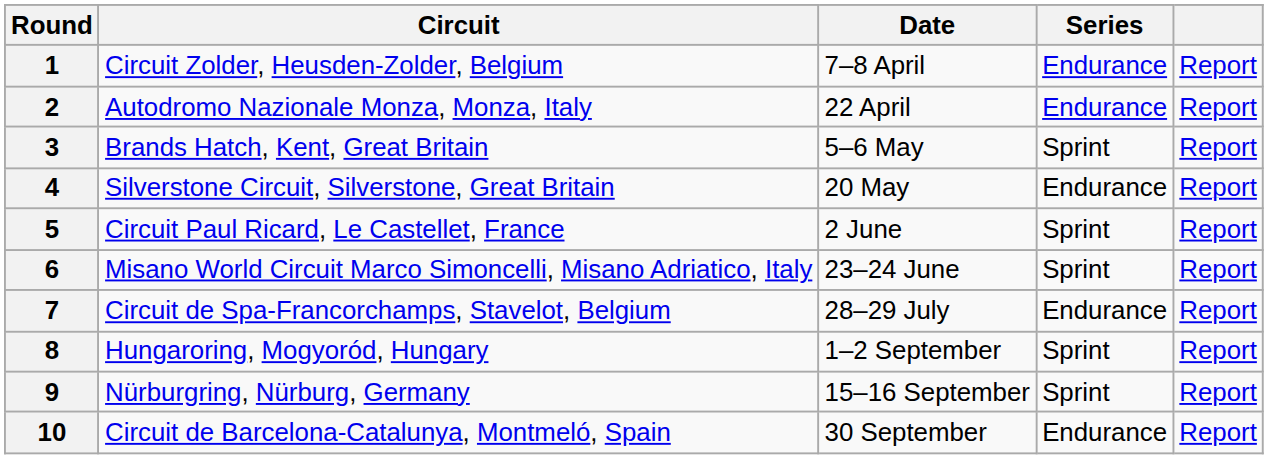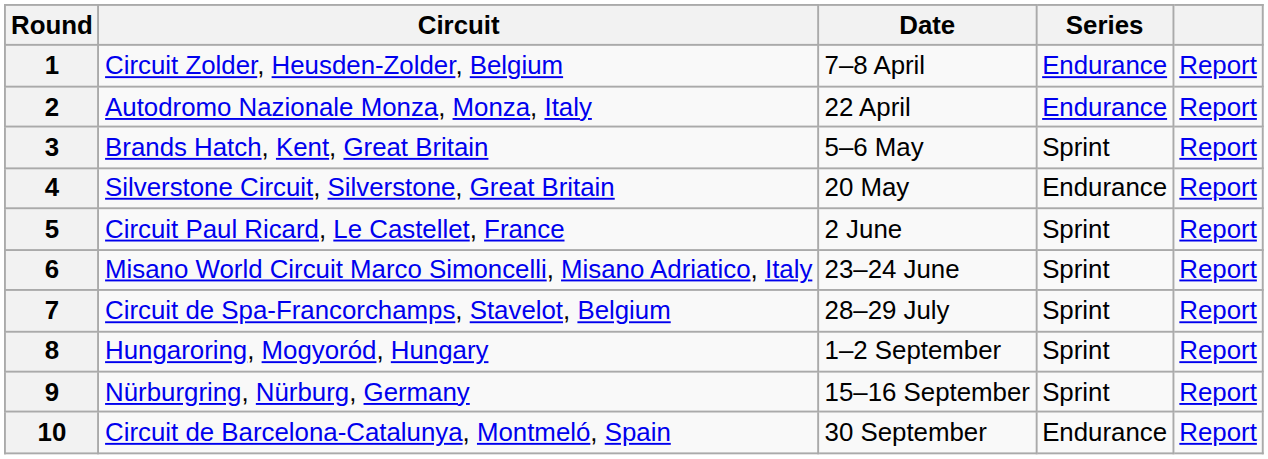(1105, 310) Endurance -> (1076, 310) Sprint
